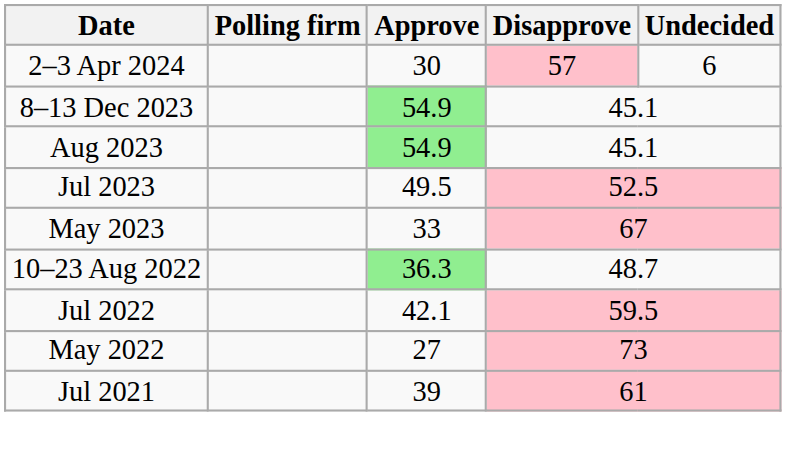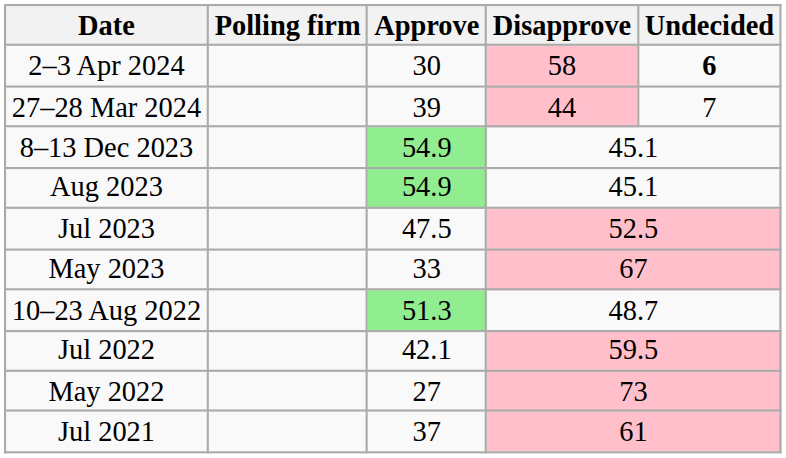(562, 66) 57 -> (562, 66) 58
(709, 66) normal -> (709, 66) bold
+ row: (106, 106)
(427, 187) 49.5 -> (427, 228) 47.5
(427, 269) 36.3 -> (427, 309) 51.3
(427, 391) 39 -> (427, 431) 37
